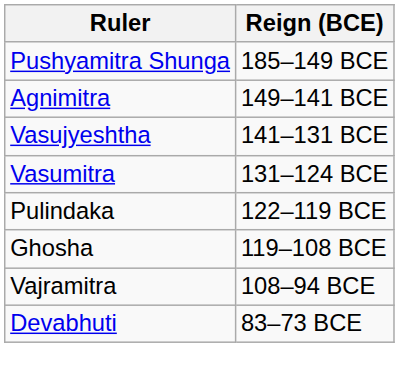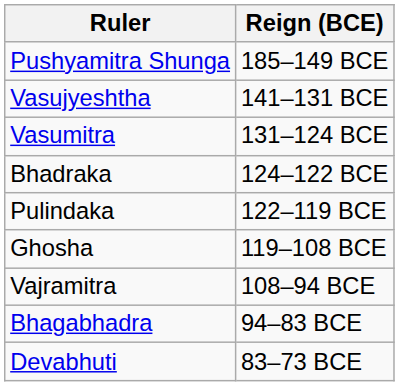- row: (60, 98)
+ row: (61, 173)
+ row: (81, 323)
